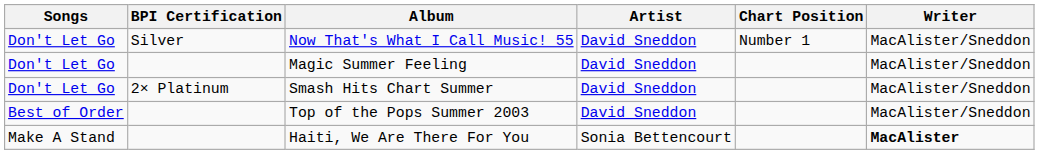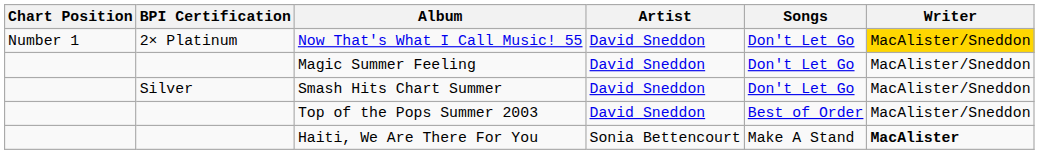columns swapped: (801, 17) <-> (66, 17)
(157, 41) Silver -> (189, 41) 2× Platinum
(951, 41) no background -> (951, 41) gold background
(180, 89) 2× Platinum -> (166, 89) Silver
